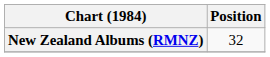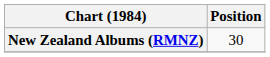(236, 39) 32 -> (236, 39) 30
